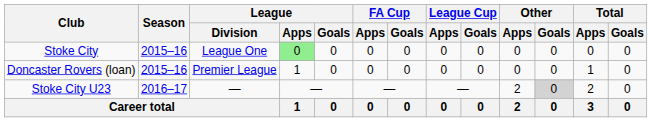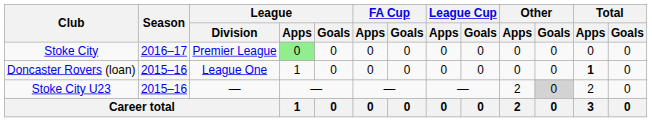(164, 51) 2015–16 -> (164, 51) 2016–17
(235, 51) League One -> (235, 51) Premier League
(235, 70) Premier League -> (235, 70) League One
(591, 70) normal -> (591, 70) bold
(164, 88) 2016–17 -> (164, 88) 2015–16
